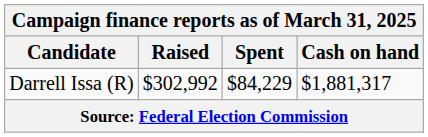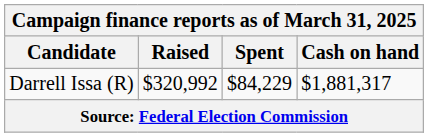(180, 83) $302,992 -> (180, 83) $320,992
